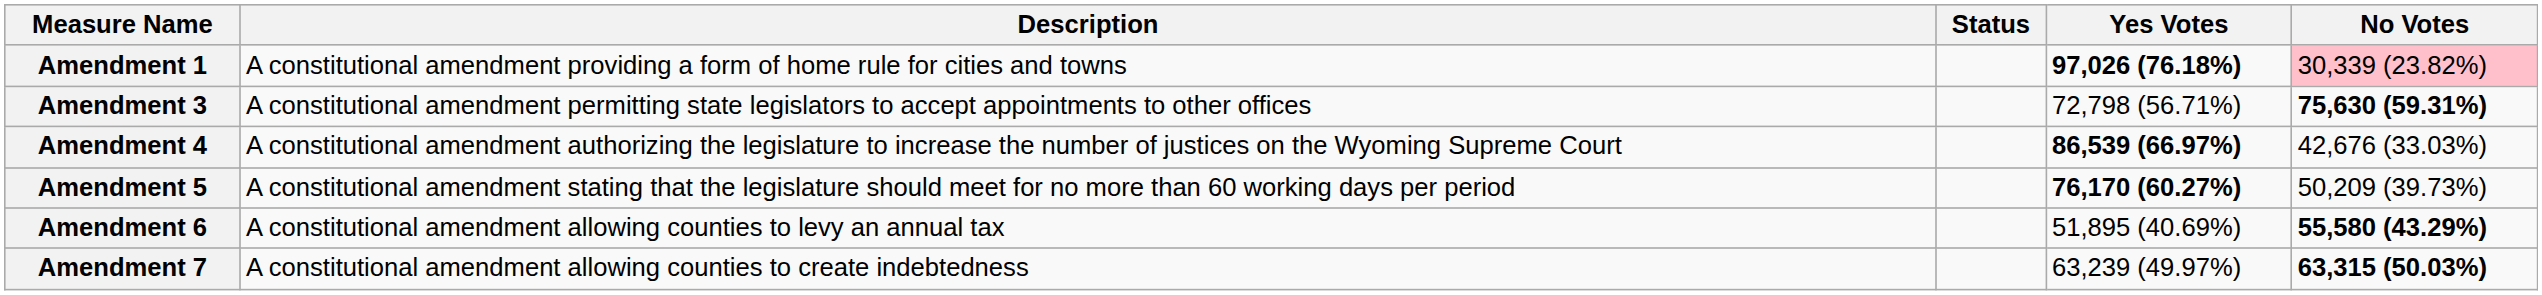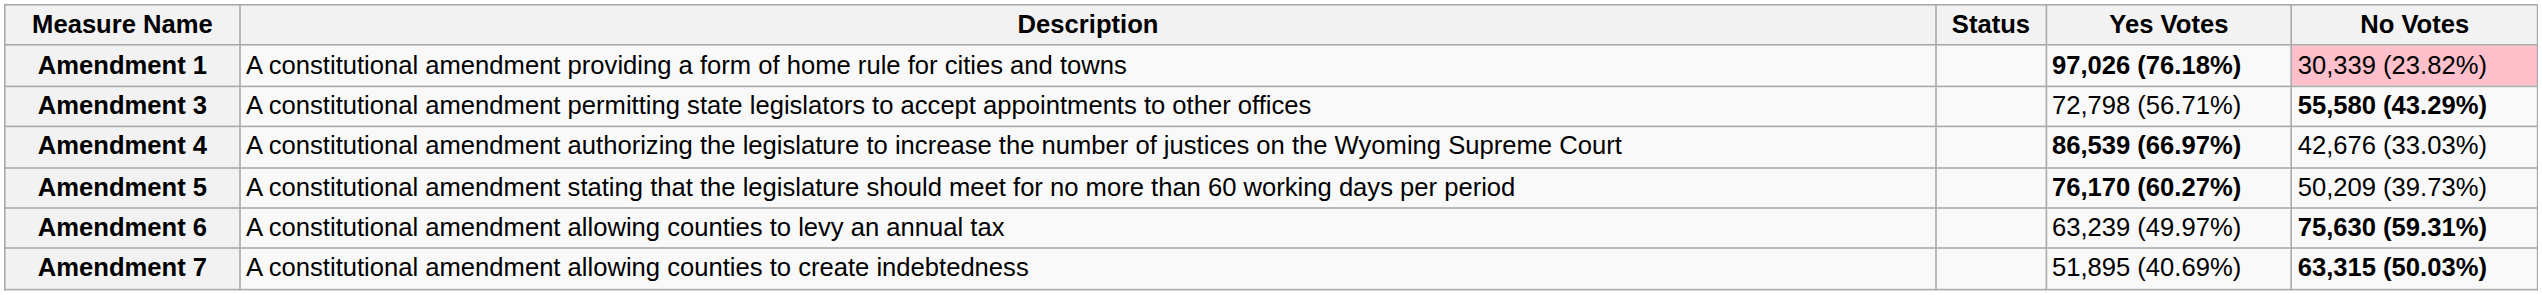(2392, 106) 75,630 (59.31%) -> (2392, 106) 55,580 (43.29%)
(2147, 227) 51,895 (40.69%) -> (2147, 227) 63,239 (49.97%)
(2392, 227) 55,580 (43.29%) -> (2392, 227) 75,630 (59.31%)
(2147, 268) 63,239 (49.97%) -> (2147, 268) 51,895 (40.69%)
